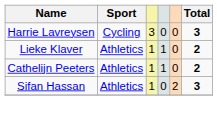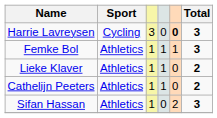(175, 32) normal -> (175, 32) bold
+ row: (51, 50)
